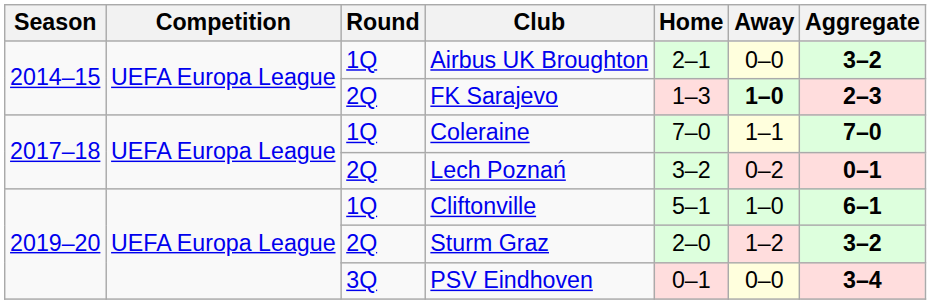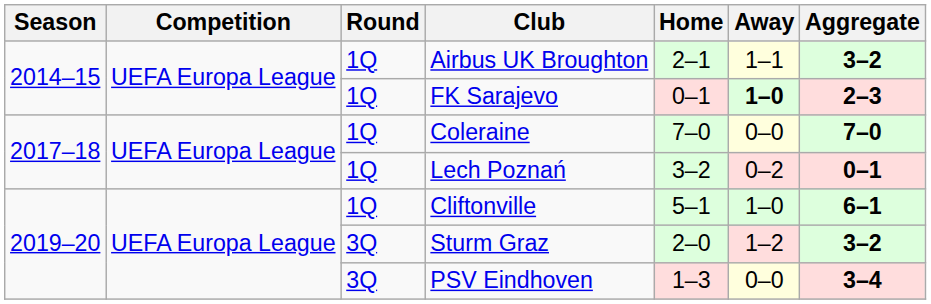(764, 59) 0–0 -> (764, 59) 1–1
(362, 96) 2Q -> (362, 96) 1Q
(691, 96) 1–3 -> (691, 96) 0–1
(764, 133) 1–1 -> (764, 133) 0–0
(362, 170) 2Q -> (362, 170) 1Q
(362, 243) 2Q -> (362, 243) 3Q
(691, 280) 0–1 -> (691, 280) 1–3
